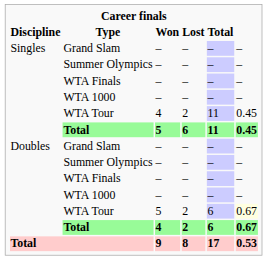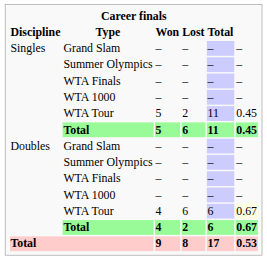(158, 113) 4 -> (158, 113) 5
(158, 211) 5 -> (158, 211) 4
(185, 211) 2 -> (185, 211) 6
